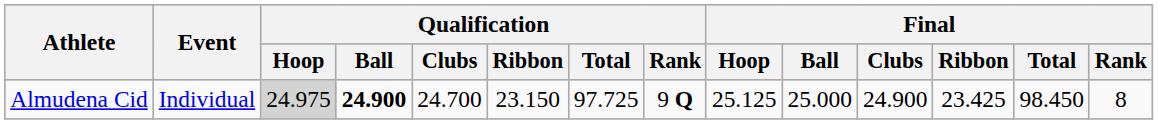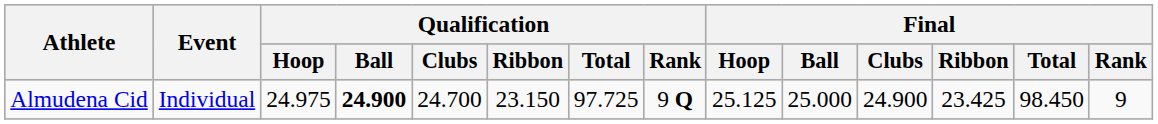(298, 99) lightgrey background -> (298, 99) no background
(1121, 99) 8 -> (1121, 99) 9
